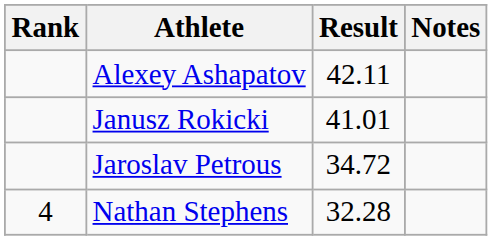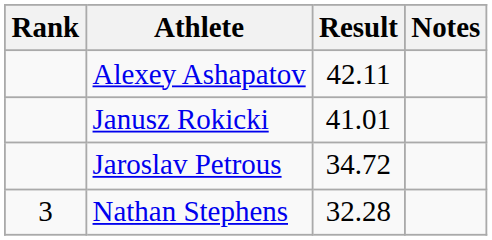(45, 211) 4 -> (45, 211) 3
